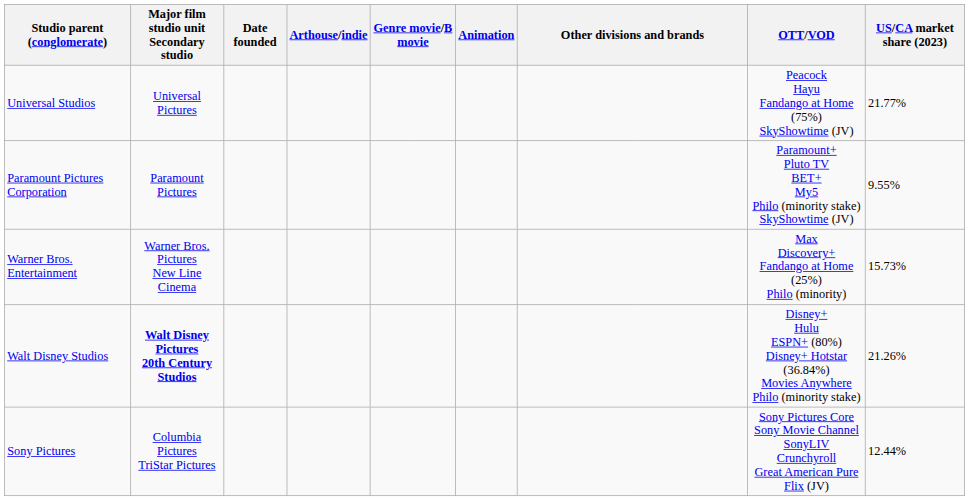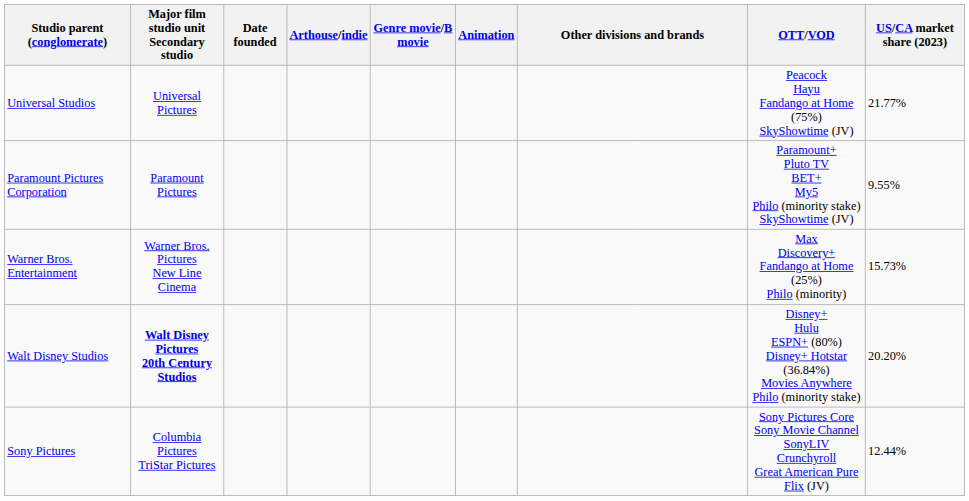(887, 355) 21.26% -> (887, 355) 20.20%
